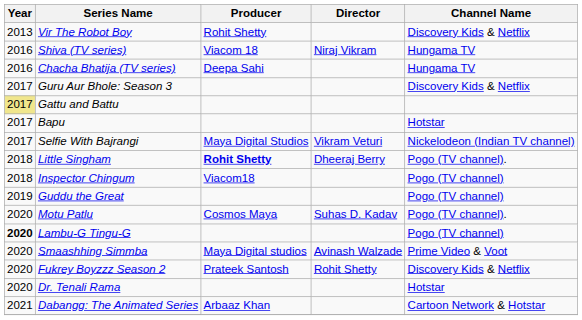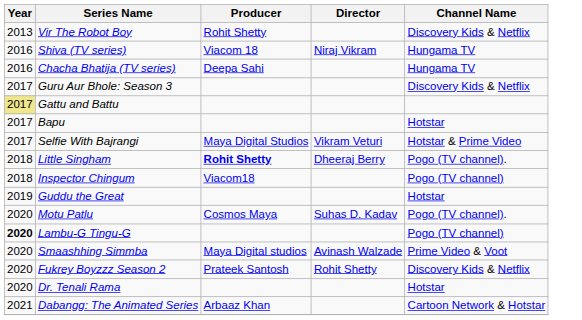(491, 141) Nickelodeon (Indian TV channel) -> (464, 141) Hotstar & Prime Video
(456, 196) Pogo (TV channel) -> (426, 196) Hotstar
